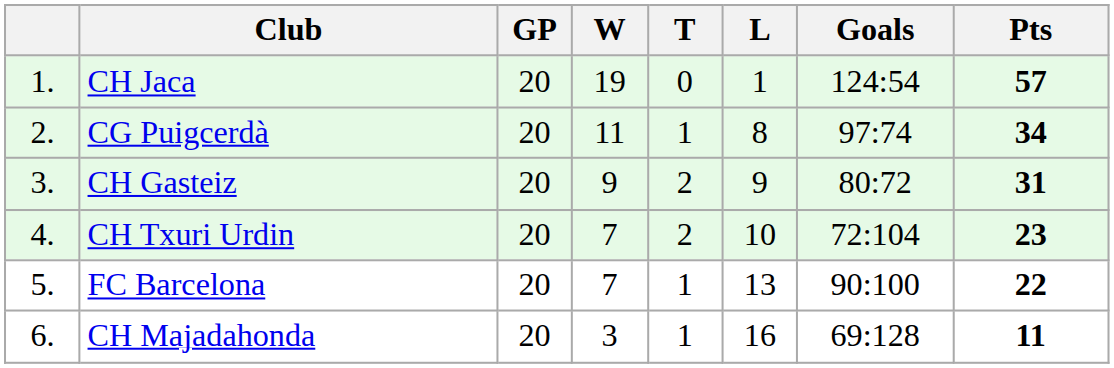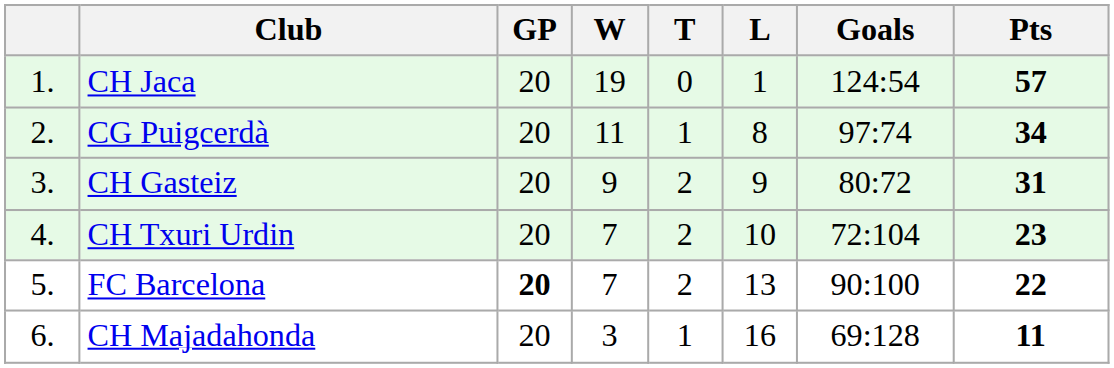(535, 285) normal -> (535, 285) bold
(685, 285) 1 -> (685, 285) 2
